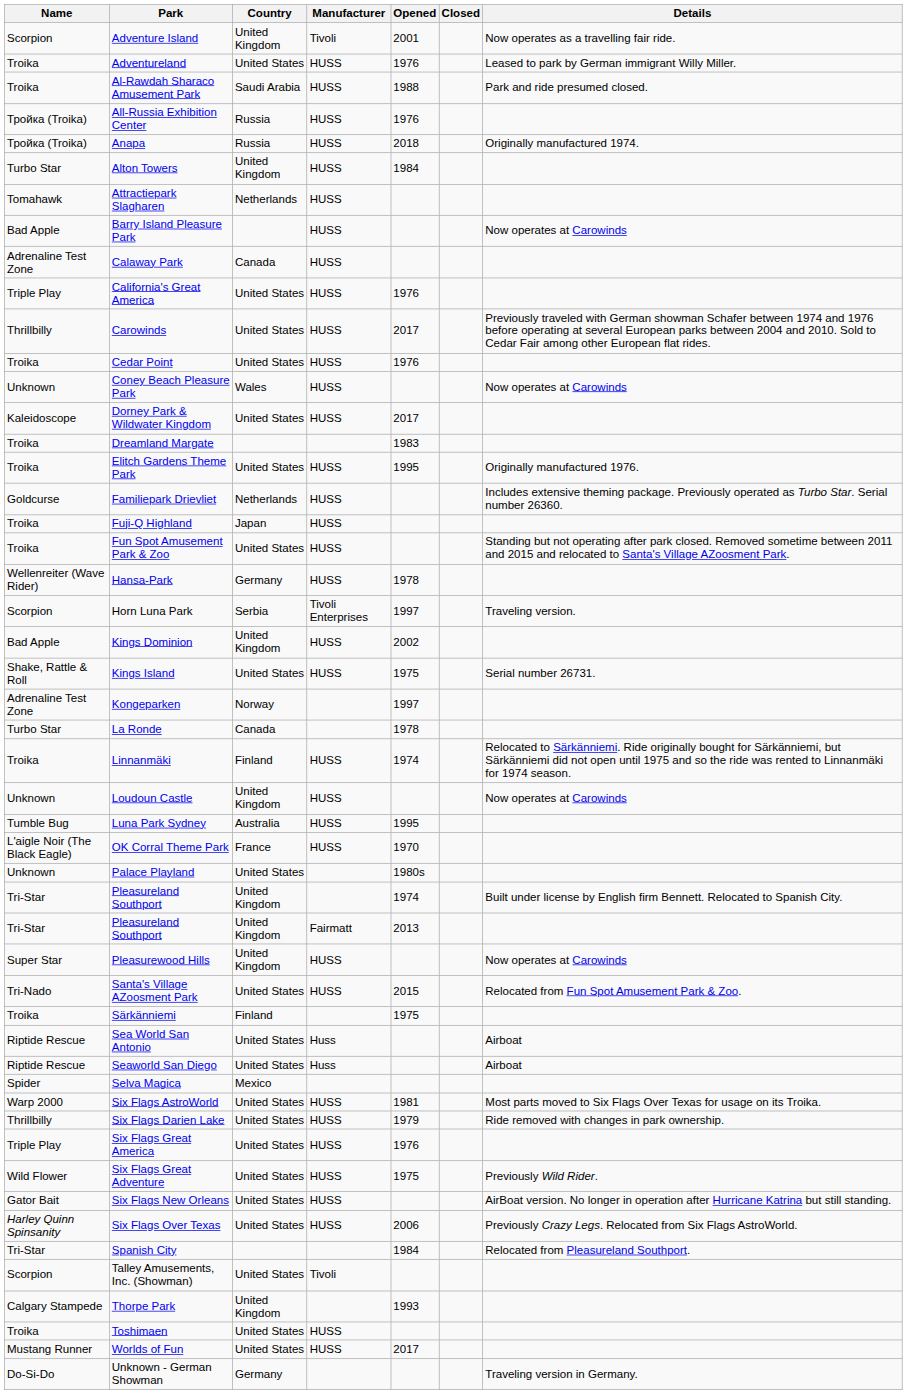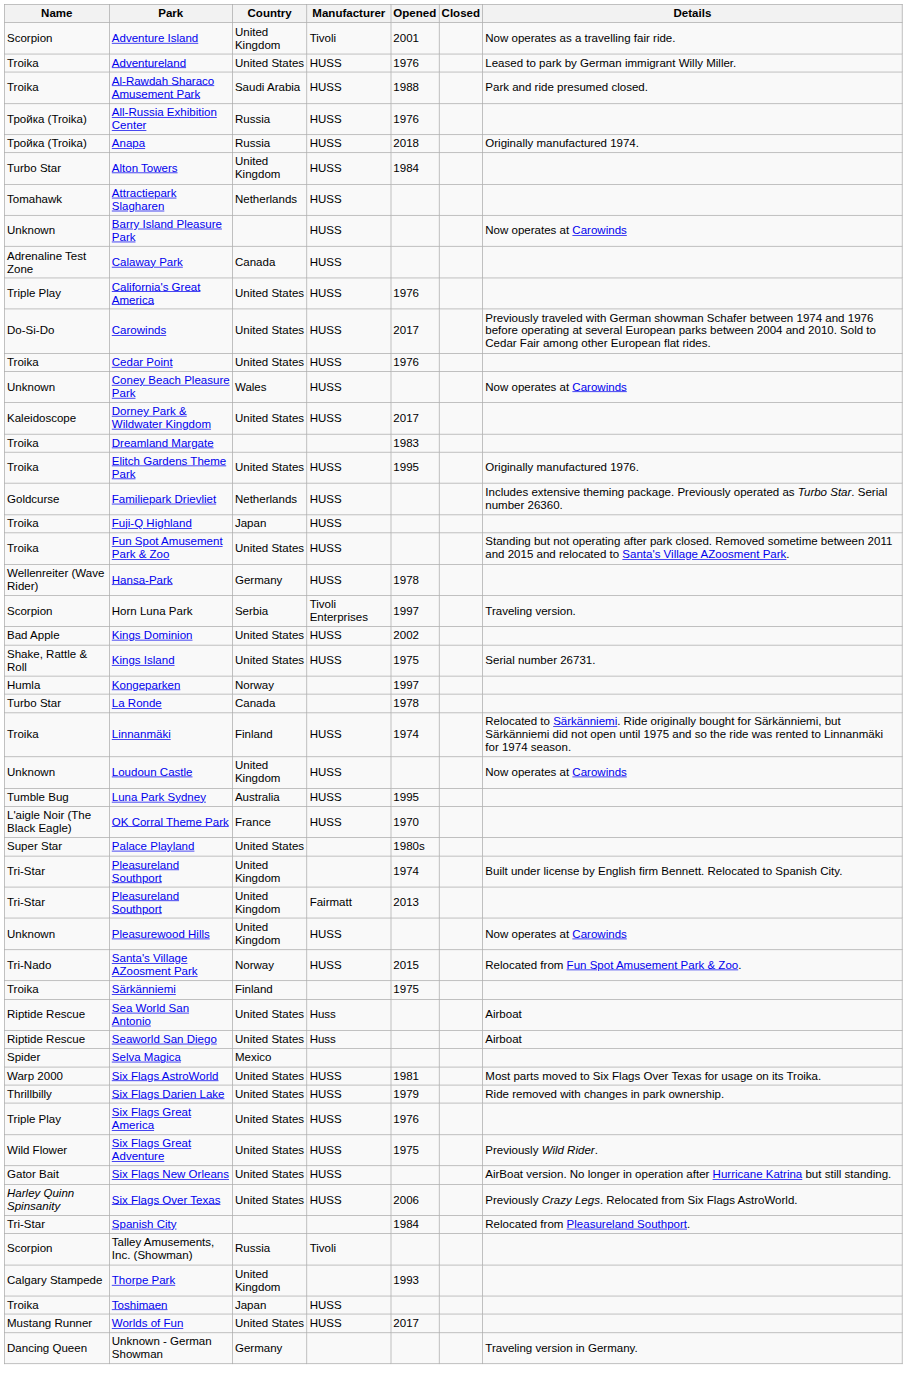(33, 231) Bad Apple -> (31, 231) Unknown
(29, 331) Thrillbilly -> (31, 331) Do-Si-Do
(258, 642) United Kingdom -> (270, 635) United States
(47, 704) Adrenaline Test Zone -> (24, 685) Humla
(31, 872) Unknown -> (35, 846) Super Star
(35, 959) Super Star -> (31, 934) Unknown
(270, 991) United States -> (254, 965) Norway
(270, 1275) United States -> (253, 1249) Russia
(270, 1331) United States -> (251, 1305) Japan
(31, 1374) Do-Si-Do -> (47, 1348) Dancing Queen
